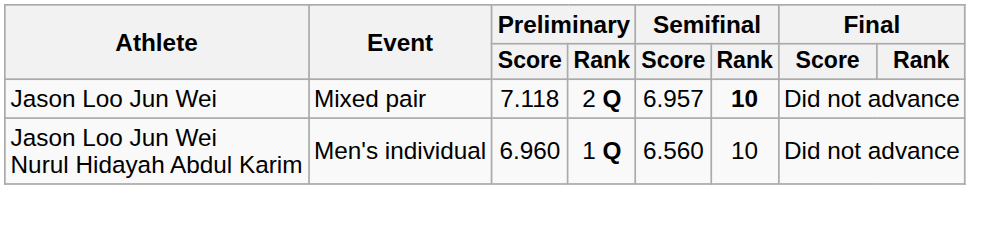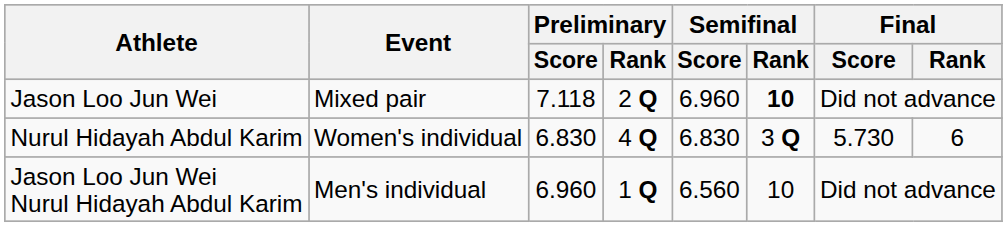(673, 99) 6.957 -> (709, 99) 6.960
+ row: (157, 138)
